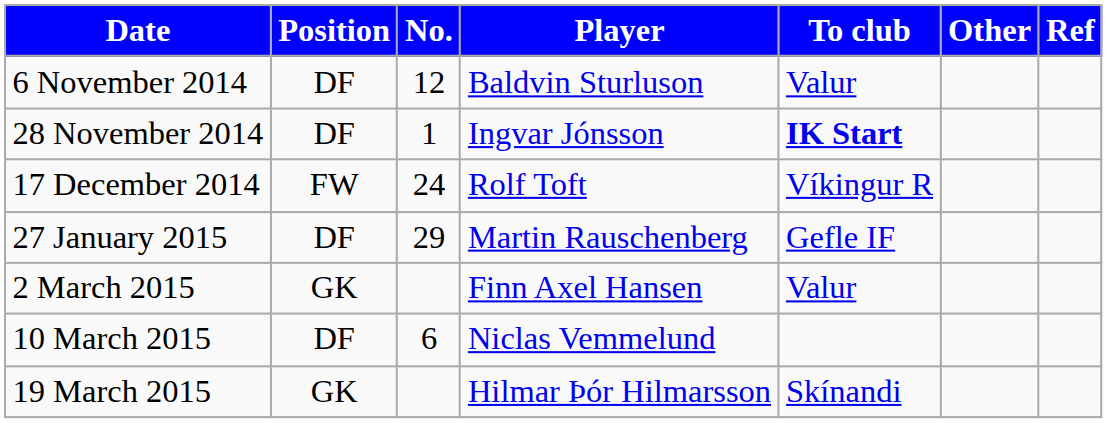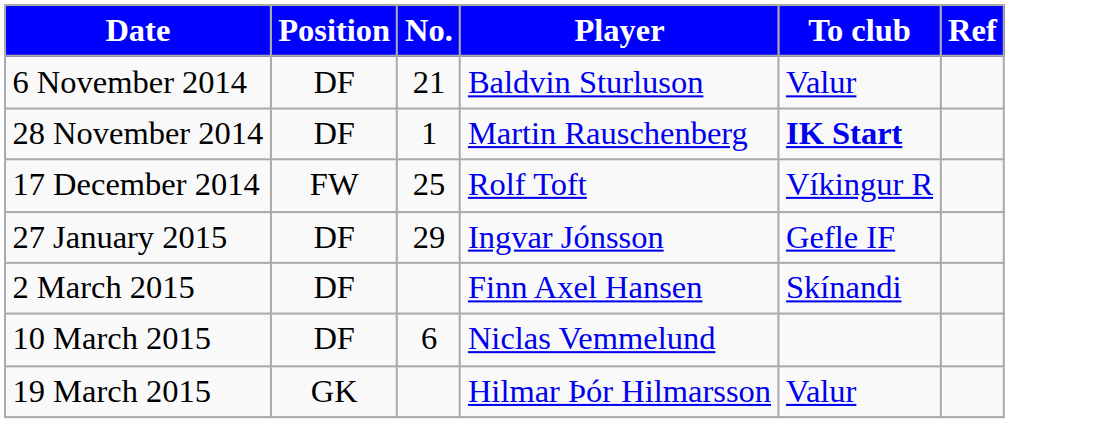- column: (990, 30)
(429, 81) 12 -> (429, 81) 21
(566, 133) Ingvar Jónsson -> (608, 133) Martin Rauschenberg
(429, 184) 24 -> (429, 184) 25
(608, 236) Martin Rauschenberg -> (566, 236) Ingvar Jónsson
(334, 287) GK -> (334, 287) DF
(821, 287) Valur -> (844, 287) Skínandi
(844, 390) Skínandi -> (821, 390) Valur
